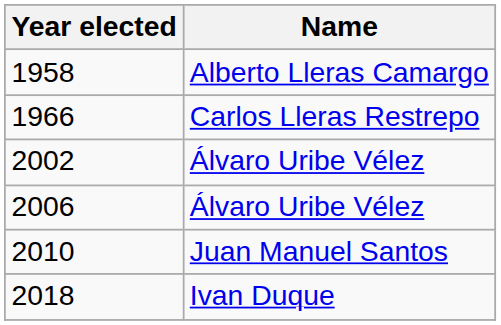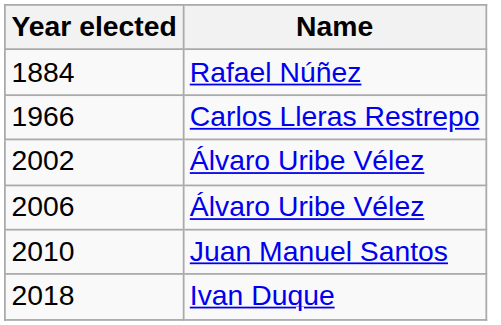+ row: (43, 71)
- row: (43, 71)
